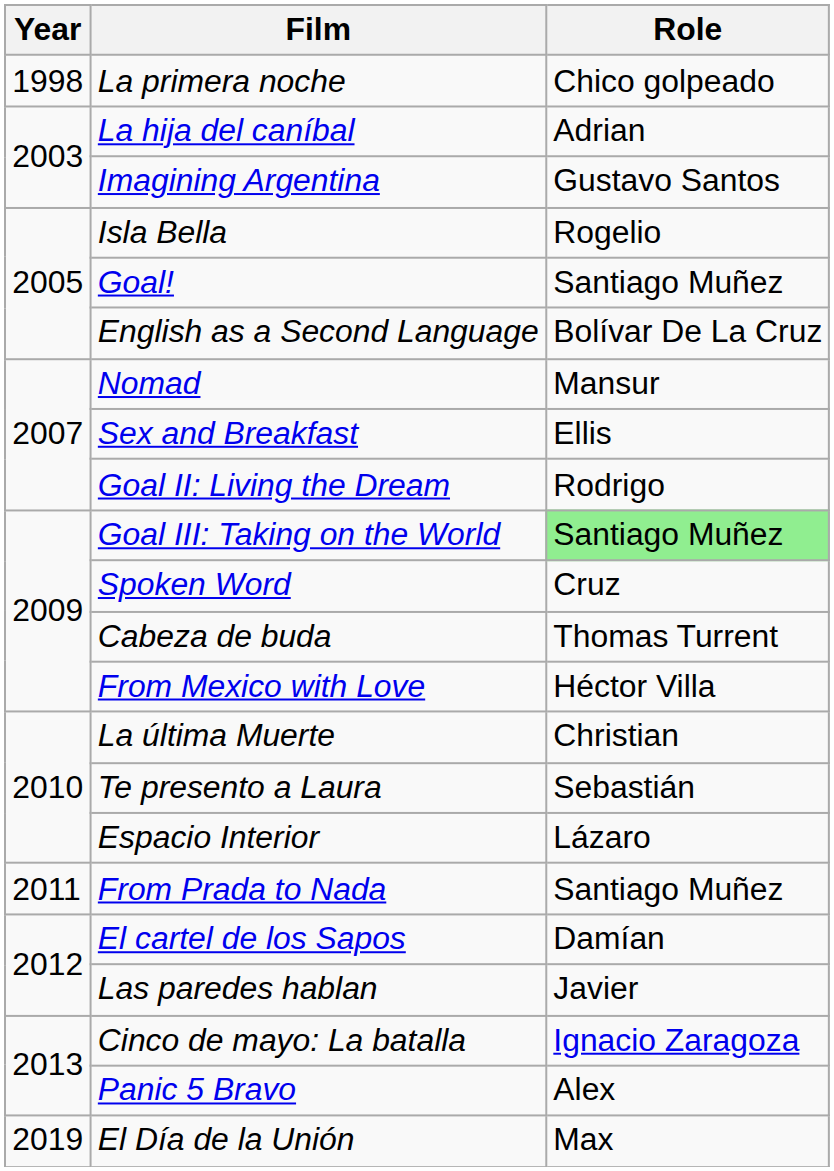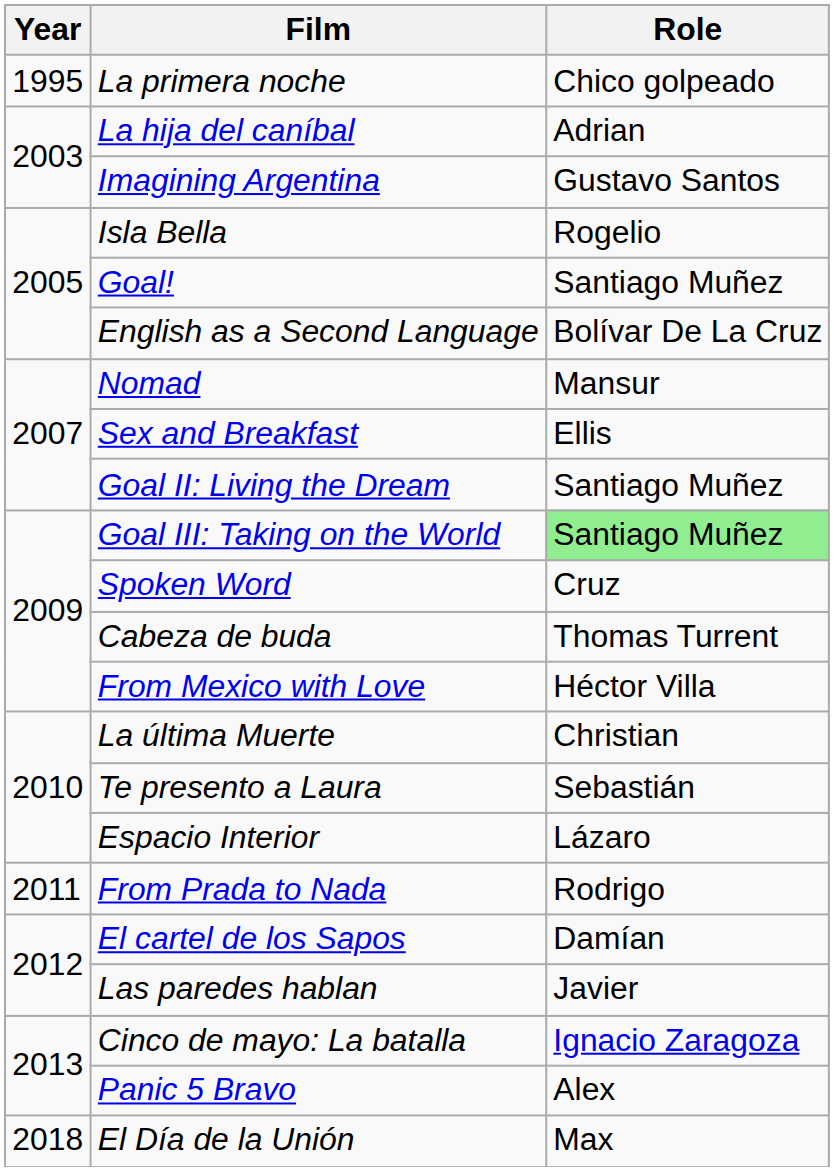(48, 80) 1998 -> (48, 80) 1995
(609, 484) Rodrigo -> (668, 484) Santiago Muñez
(668, 888) Santiago Muñez -> (609, 888) Rodrigo
(48, 1140) 2019 -> (48, 1140) 2018
